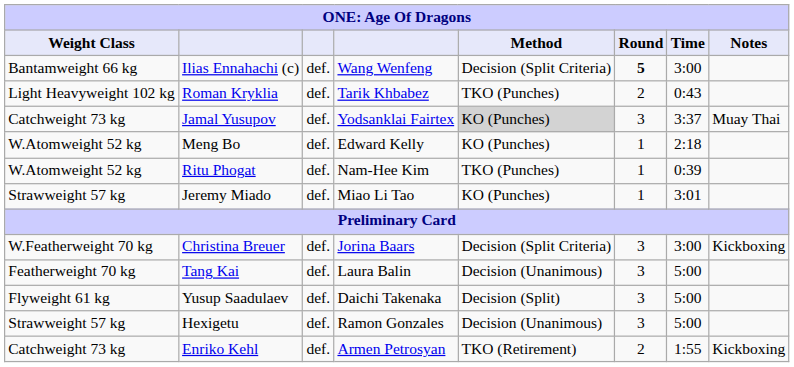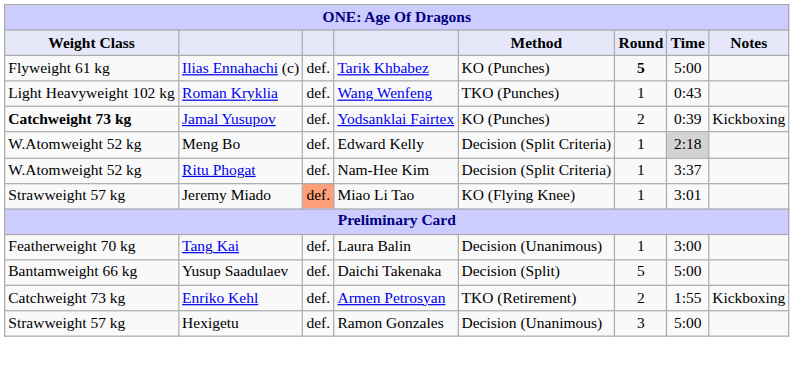(73, 68) Bantamweight 66 kg -> (59, 68) Flyweight 61 kg
(385, 68) Wang Wenfeng -> (383, 68) Tarik Khbabez
(536, 68) Decision (Split Criteria) -> (506, 68) KO (Punches)
(688, 68) 3:00 -> (688, 68) 5:00
(383, 93) Tarik Khbabez -> (385, 93) Wang Wenfeng
(641, 93) 2 -> (641, 93) 1
(67, 119) normal -> (70, 119) bold
(506, 119) lightgrey background -> (506, 119) no background
(641, 119) 3 -> (641, 119) 2
(688, 119) 3:37 -> (688, 119) 0:39
(746, 119) Muay Thai -> (749, 119) Kickboxing
(506, 144) KO (Punches) -> (536, 144) Decision (Split Criteria)
(688, 144) no background -> (688, 144) lightgrey background
(510, 170) TKO (Punches) -> (536, 170) Decision (Split Criteria)
(688, 170) 0:39 -> (688, 170) 3:37
(318, 195) no background -> (318, 195) lightsalmon background
(506, 195) KO (Punches) -> (518, 195) KO (Flying Knee)
- row: (233, 246)
(641, 272) 3 -> (641, 246) 1
(688, 272) 5:00 -> (688, 246) 3:00
(59, 297) Flyweight 61 kg -> (73, 272) Bantamweight 66 kg
(641, 297) 3 -> (641, 272) 5
rows swapped: (220, 348) <-> (210, 323)
